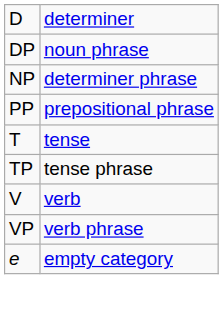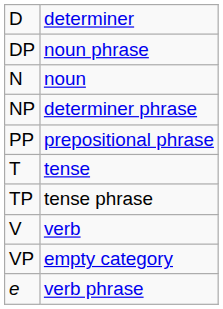+ row: (16, 79)
(94, 229) verb phrase -> (108, 259) empty category
(108, 259) empty category -> (94, 288) verb phrase
